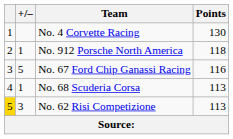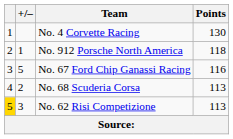(21, 88) 1 -> (21, 88) 2
